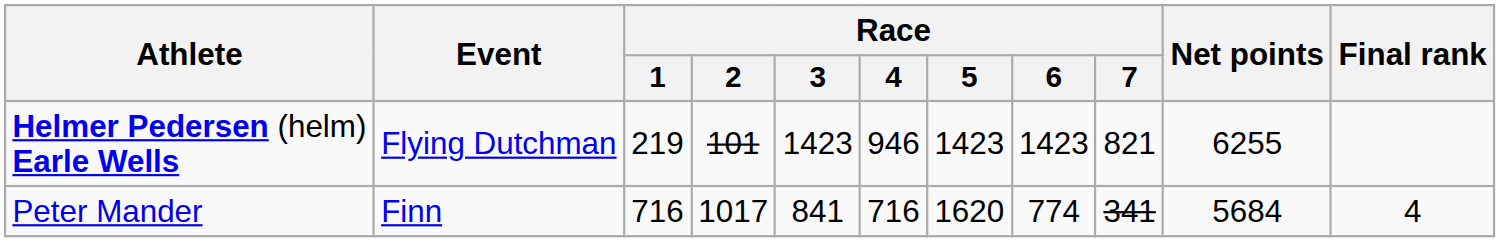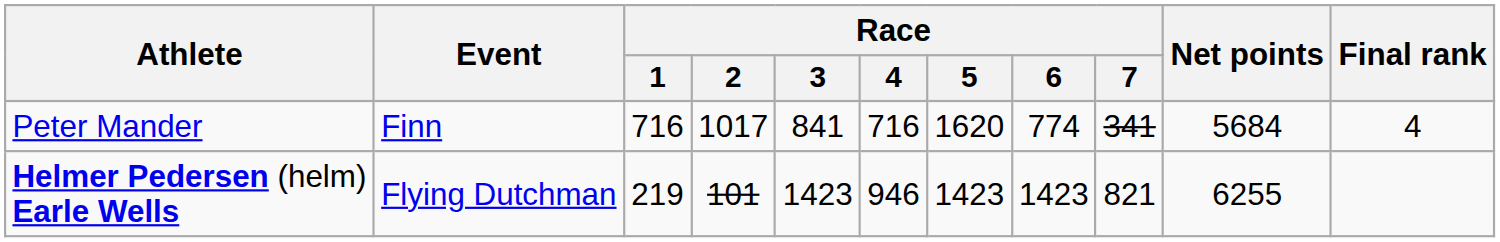rows swapped: (107, 211) <-> (189, 144)
